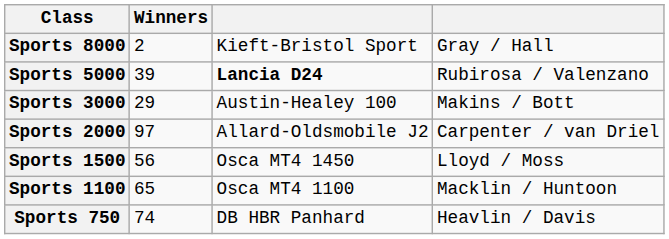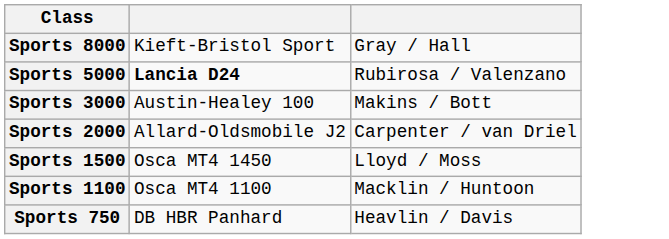- column: (171, 19)
